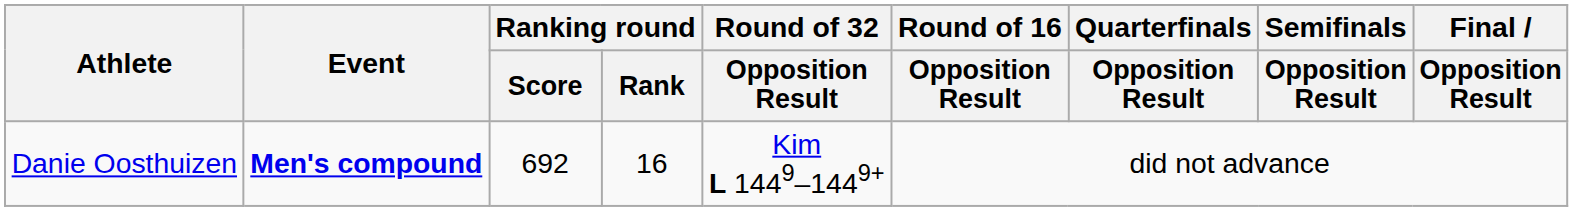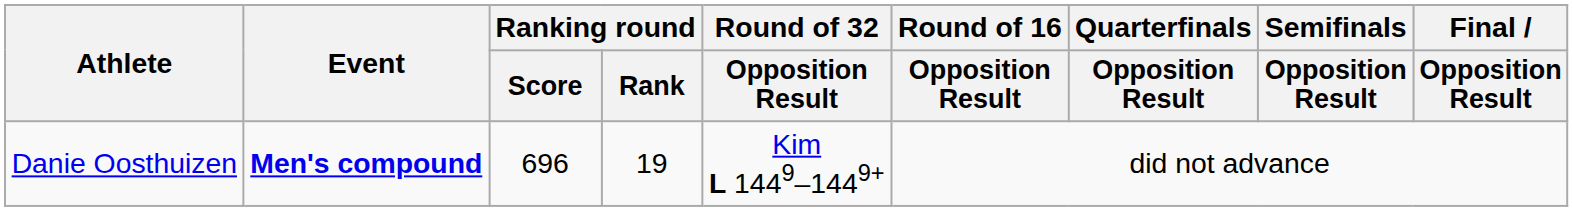(545, 164) 692 -> (545, 164) 696
(652, 164) 16 -> (652, 164) 19
